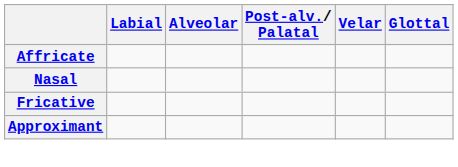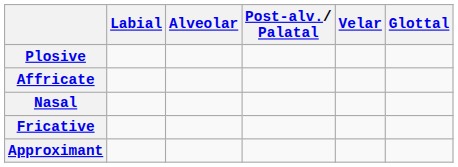+ row: (56, 56)
